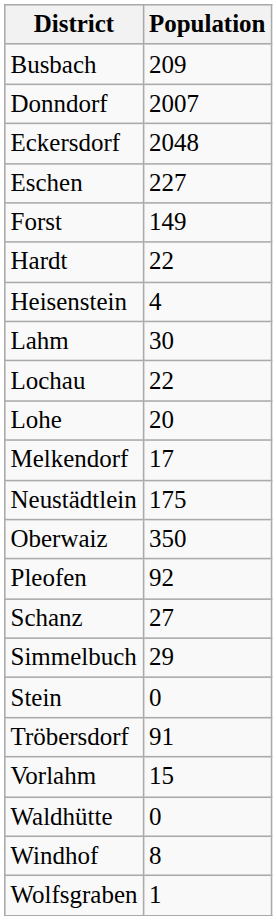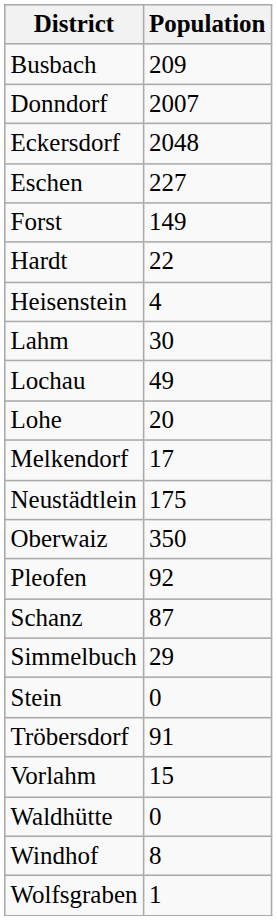(161, 380) 22 -> (161, 380) 49
(161, 618) 27 -> (161, 618) 87
